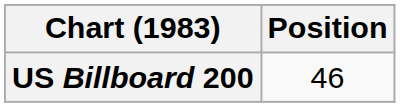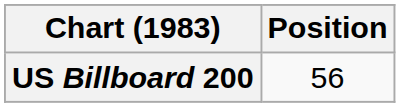(328, 76) 46 -> (328, 76) 56
